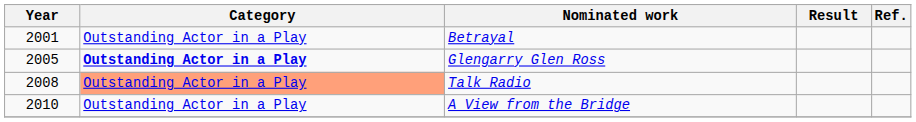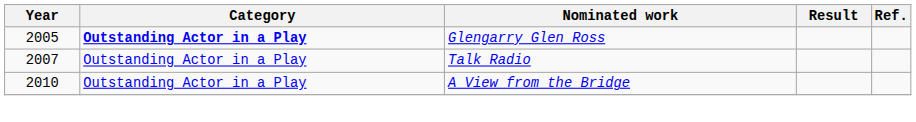- row: (481, 38)
(42, 83) 2008 -> (42, 61) 2007
(195, 83) lightsalmon background -> (195, 61) no background
